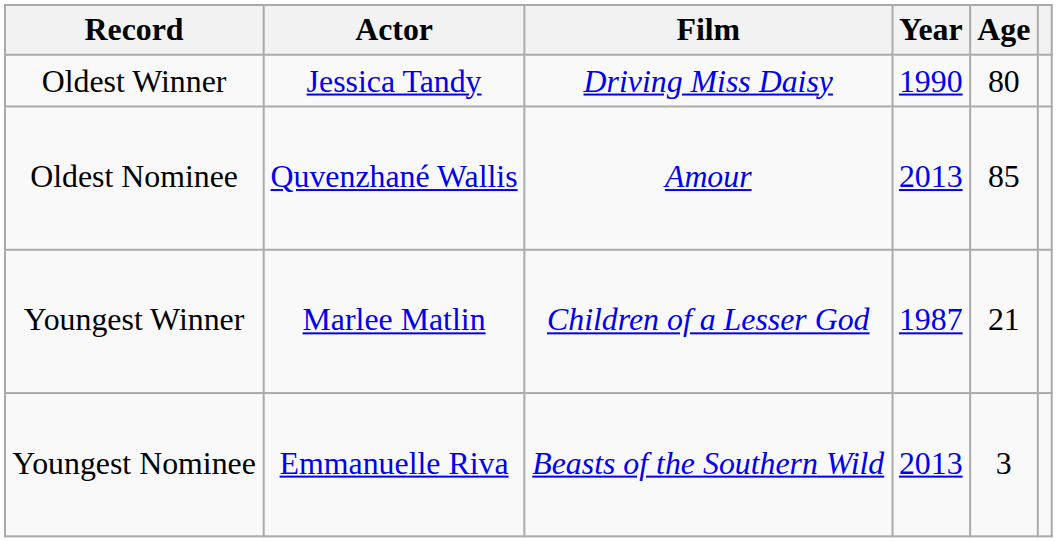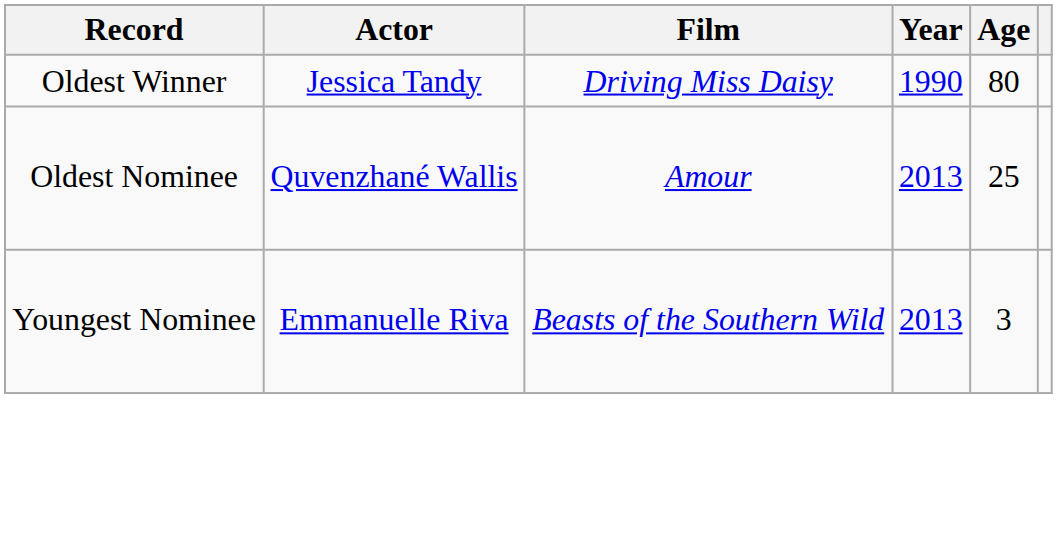(1004, 177) 85 -> (1004, 177) 25
- row: (134, 320)
